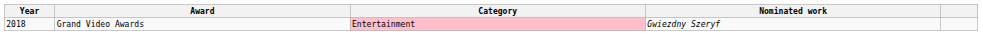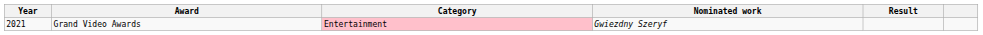+ column: (903, 11)
(16, 24) 2018 -> (16, 24) 2021
